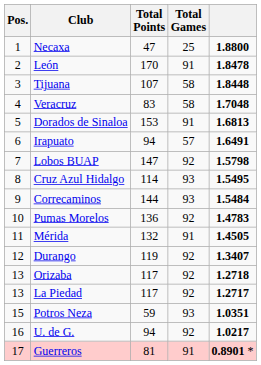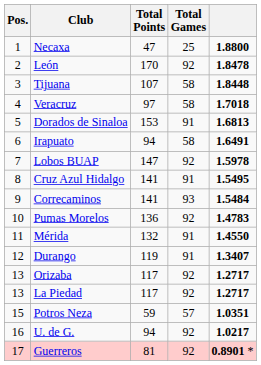(188, 65) 91 -> (188, 65) 92
(149, 103) 83 -> (149, 103) 97
(233, 103) 1.7048 -> (233, 103) 1.7018
(188, 141) 57 -> (188, 141) 58
(233, 160) 1.5798 -> (233, 160) 1.5978
(149, 179) 114 -> (149, 179) 141
(188, 179) 93 -> (188, 179) 91
(149, 198) 144 -> (149, 198) 141
(233, 236) 1.4505 -> (233, 236) 1.4550
(188, 255) 92 -> (188, 255) 91
(233, 274) 1.2718 -> (233, 274) 1.2717
(188, 312) 93 -> (188, 312) 57
(188, 351) 91 -> (188, 351) 92
